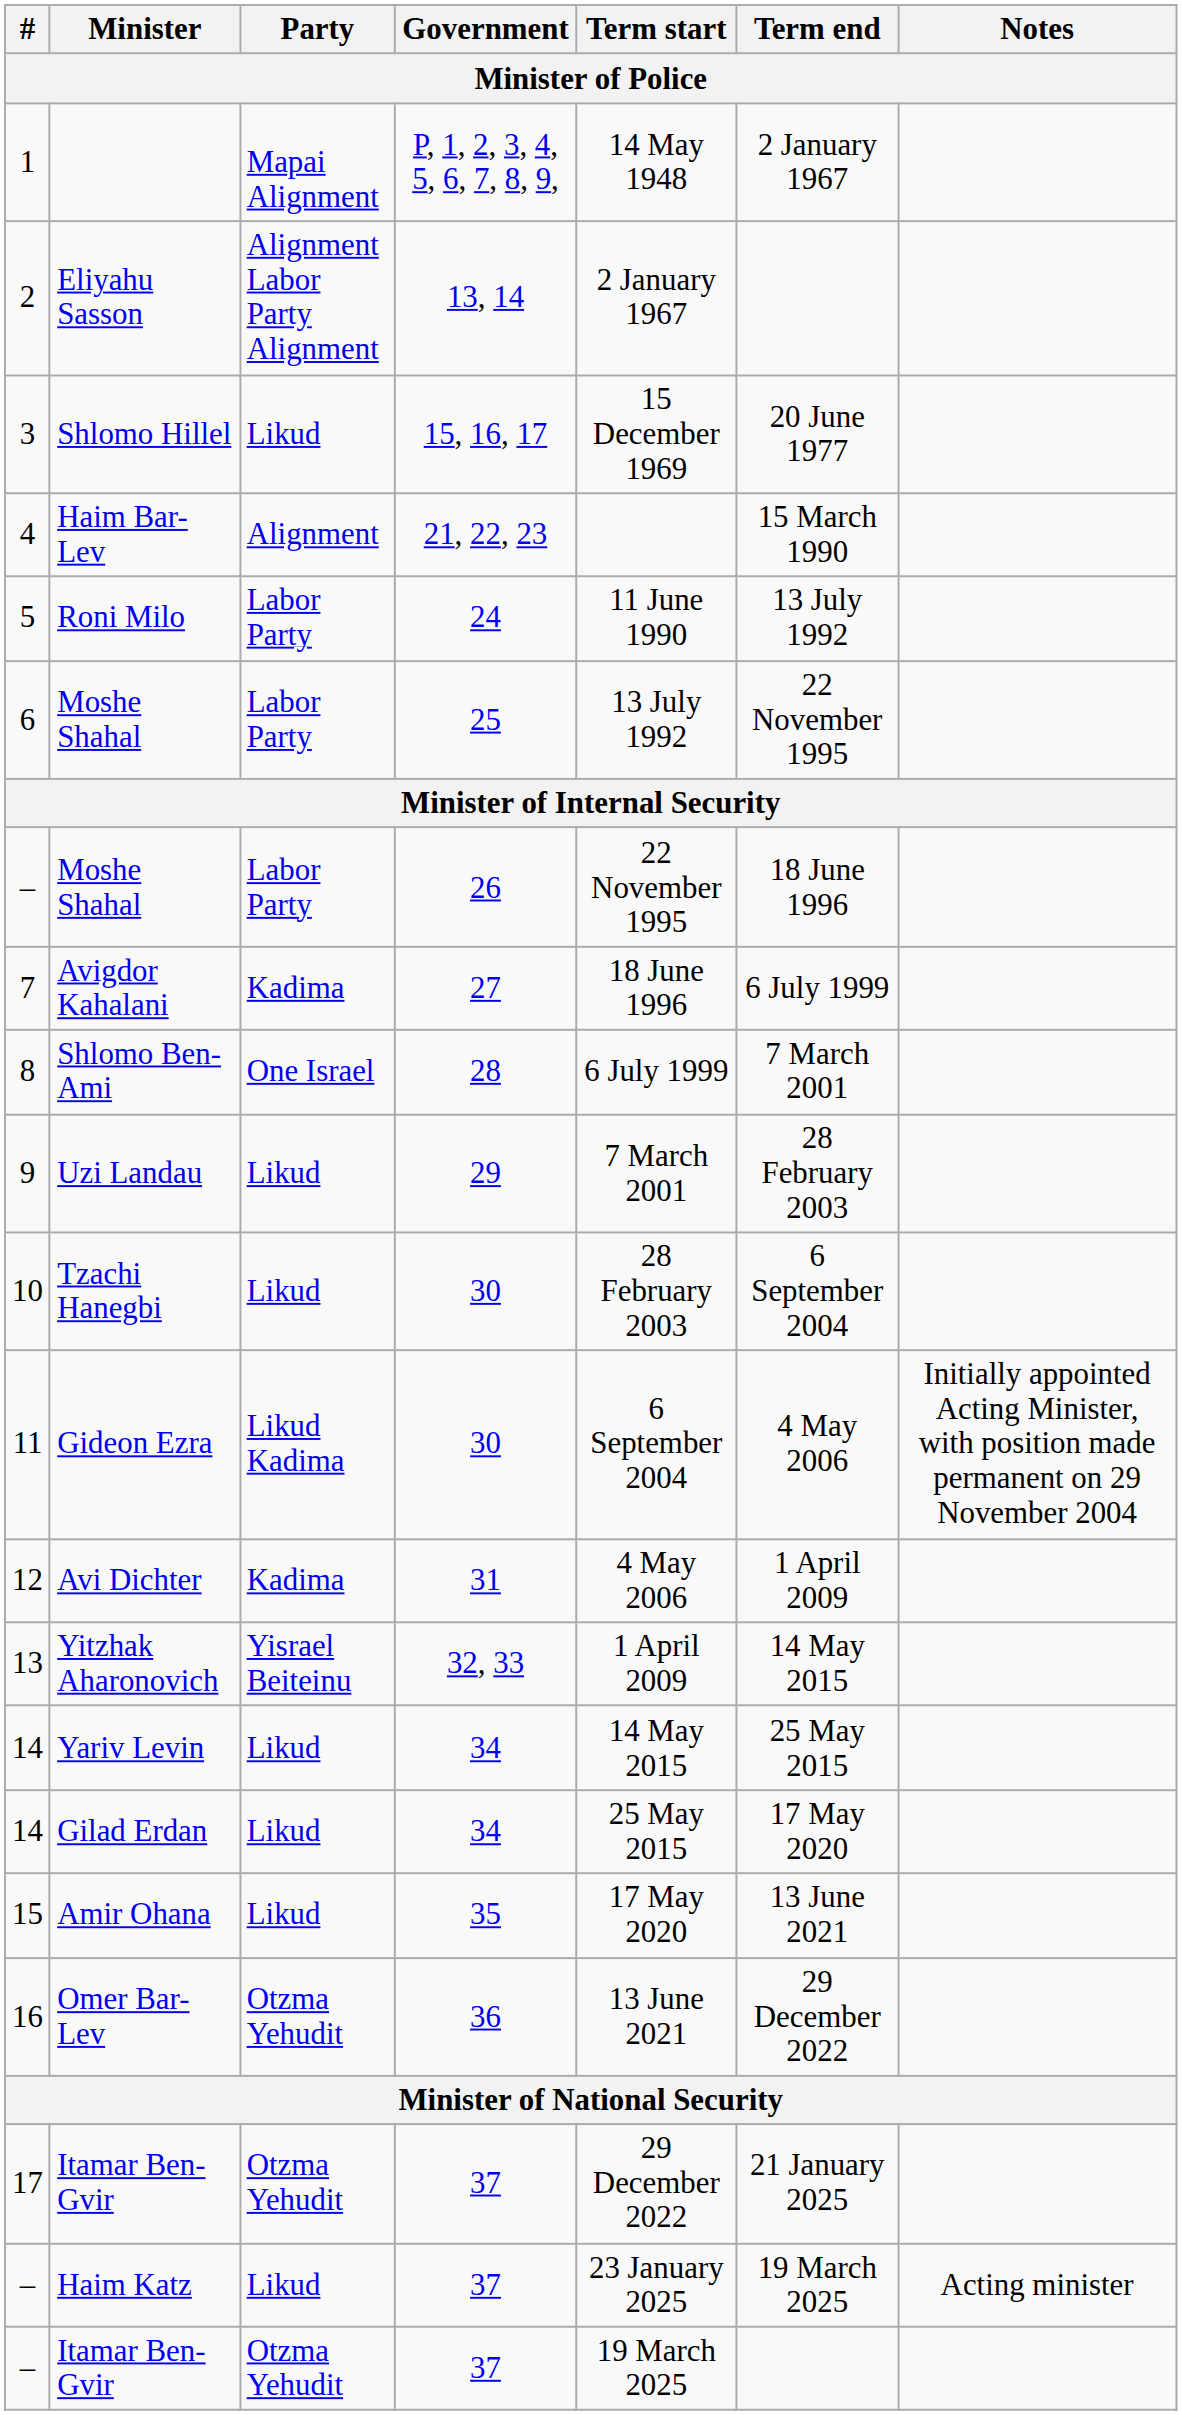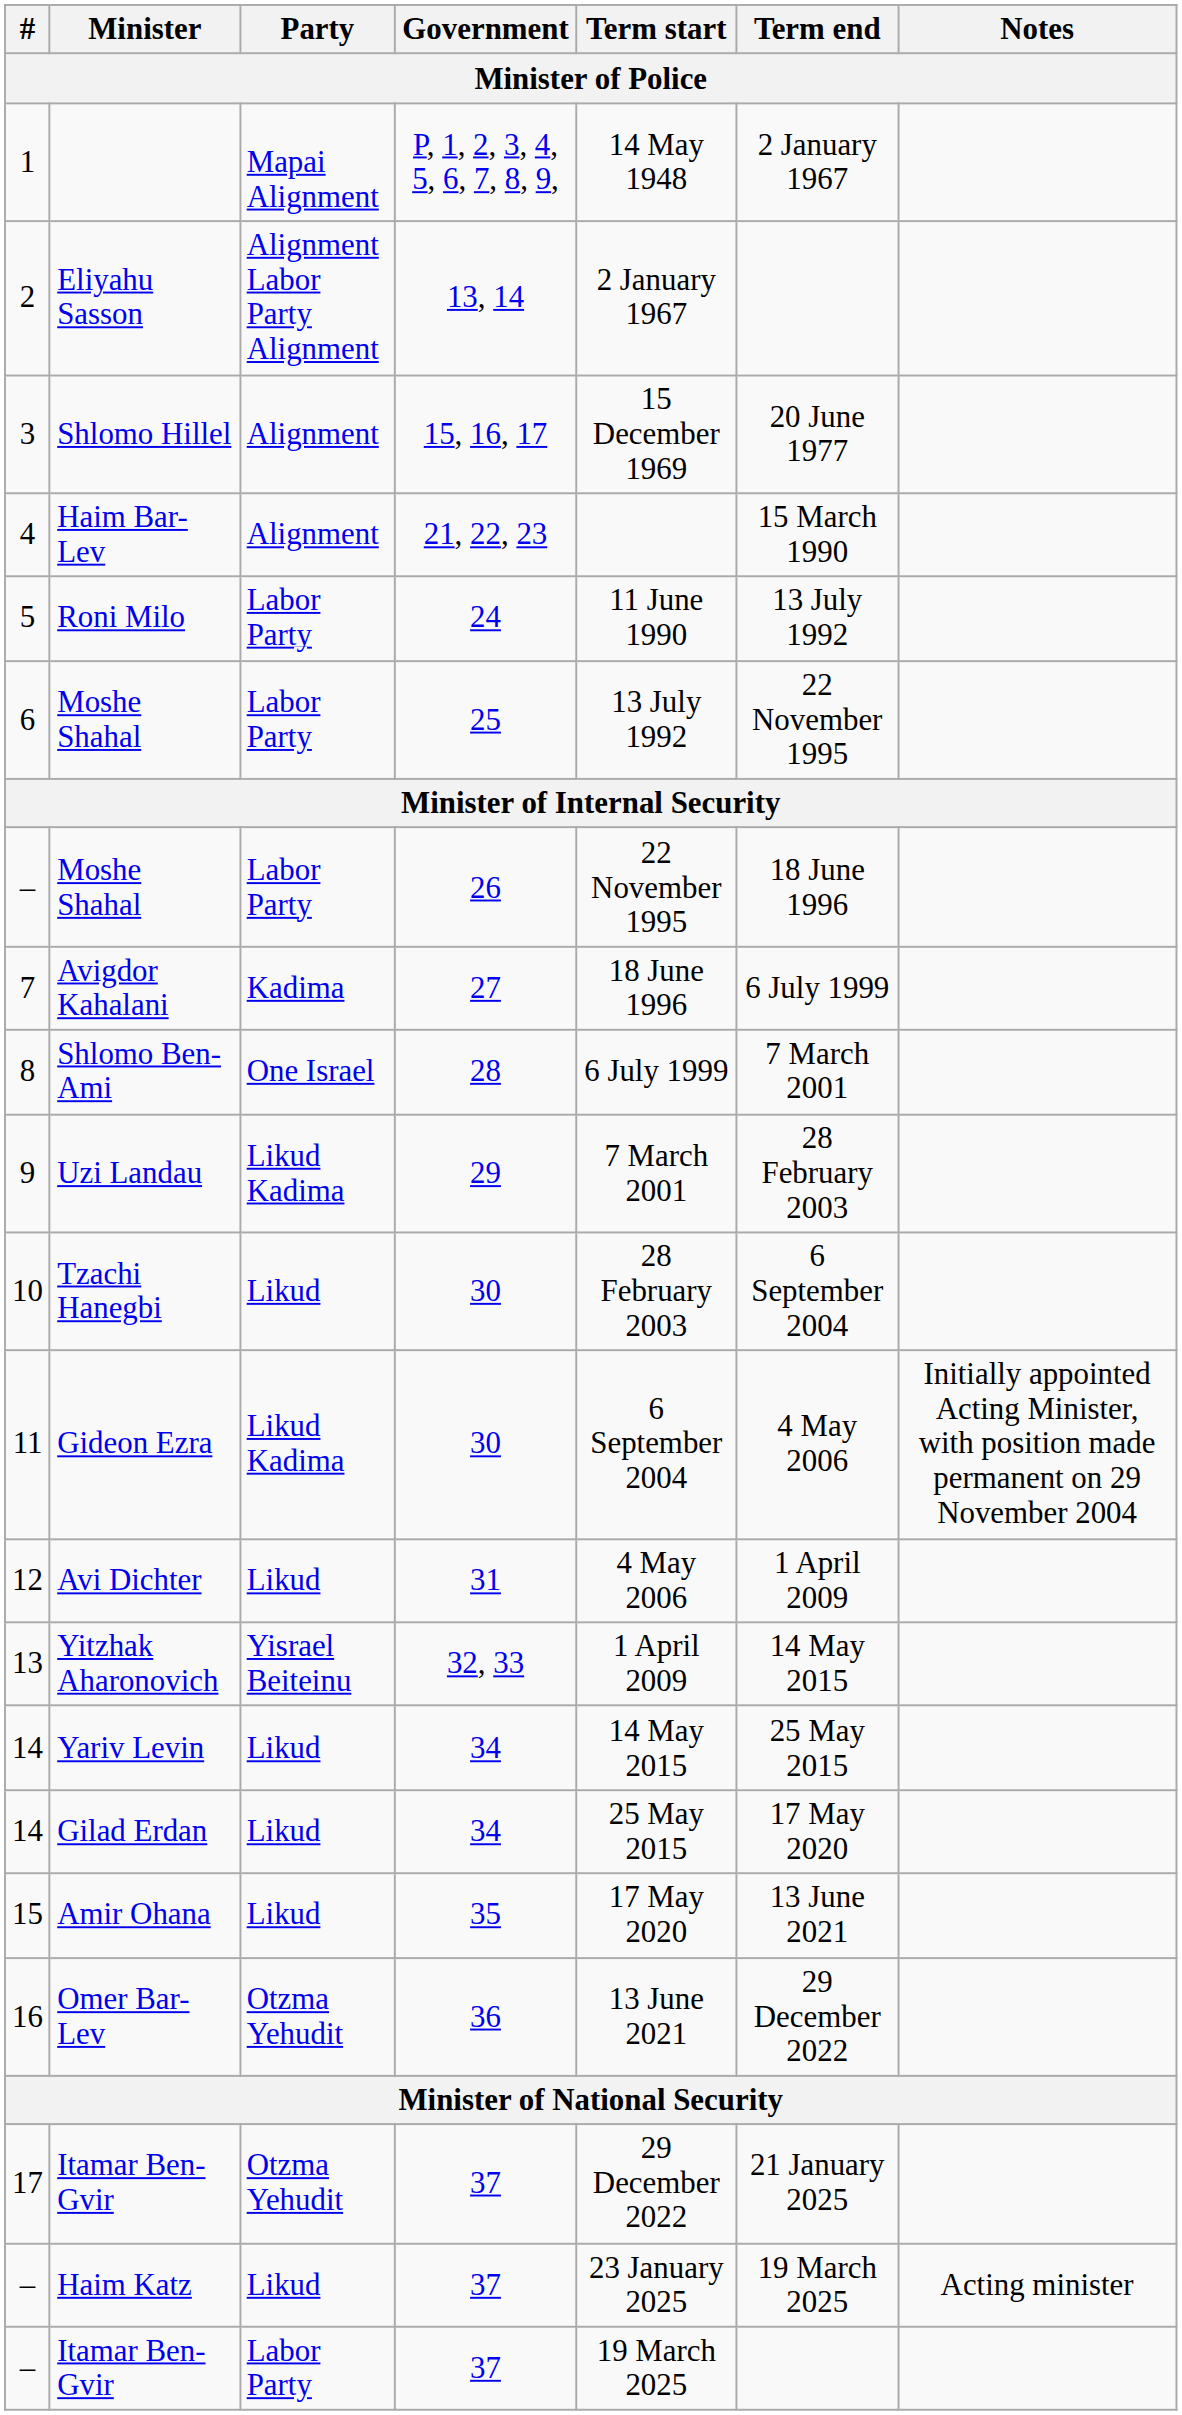(284, 433) Likud -> (313, 433) Alignment
(284, 1172) Likud -> (296, 1172) Likud Kadima
(296, 1579) Kadima -> (284, 1579) Likud
(295, 2368) Otzma Yehudit -> (284, 2368) Labor Party
